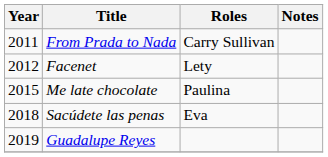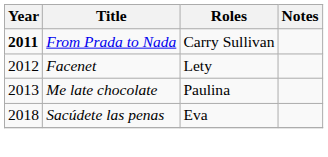(23, 41) normal -> (23, 41) bold
(24, 90) 2015 -> (24, 90) 2013
- row: (101, 139)
